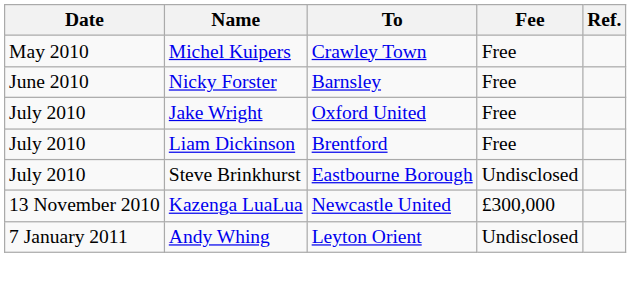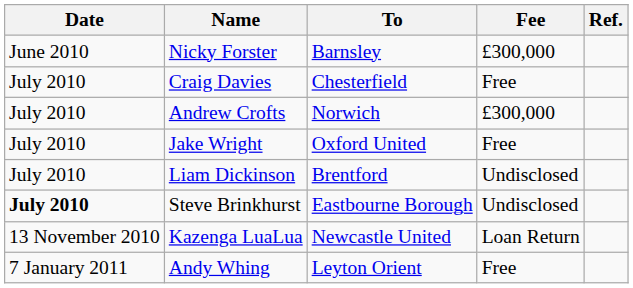- row: (230, 50)
(499, 81) Free -> (518, 50) £300,000
+ row: (220, 81)
+ row: (227, 112)
(499, 143) Free -> (530, 174) Undisclosed
(47, 174) normal -> (49, 205) bold
(518, 205) £300,000 -> (531, 236) Loan Return
(530, 236) Undisclosed -> (499, 267) Free
